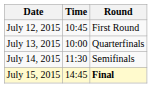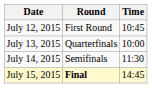columns swapped: (76, 12) <-> (118, 12)
